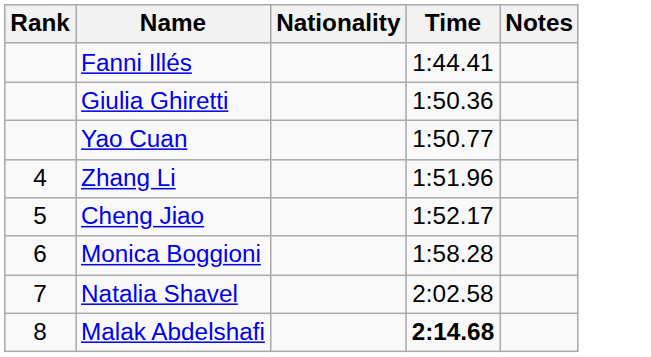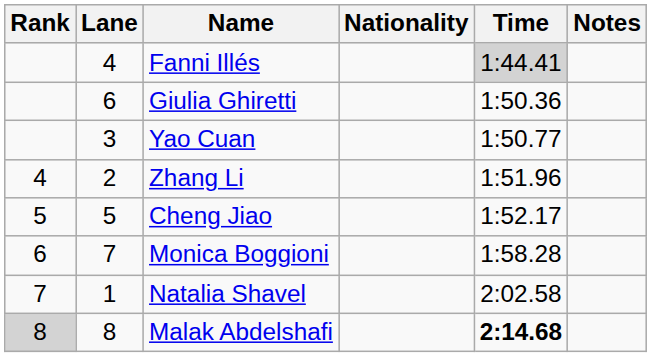+ column: (109, 23)
(453, 62) no background -> (521, 62) lightgrey background
(40, 332) no background -> (40, 332) lightgrey background
